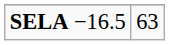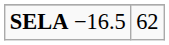(147, 22) 63 -> (147, 22) 62
